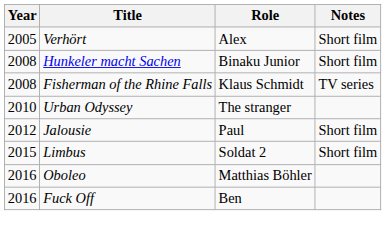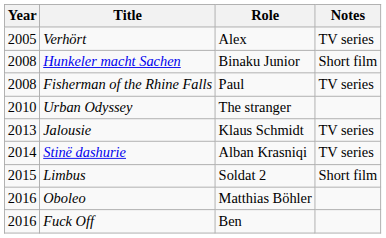(348, 38) Short film -> (346, 38) TV series
(261, 84) Klaus Schmidt -> (231, 84) Paul
(22, 130) 2012 -> (22, 130) 2013
(231, 130) Paul -> (261, 130) Klaus Schmidt
(348, 130) Short film -> (346, 130) TV series
+ row: (85, 152)
